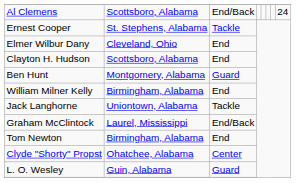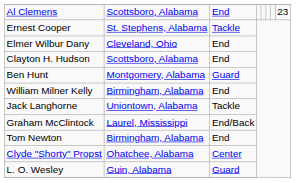(233, 12) End/Back -> (221, 12) End
(283, 12) 24 -> (283, 12) 23
